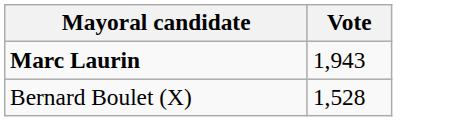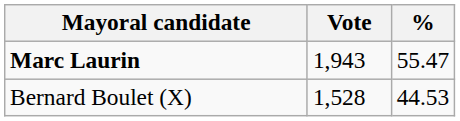+ column: (423, 23)
